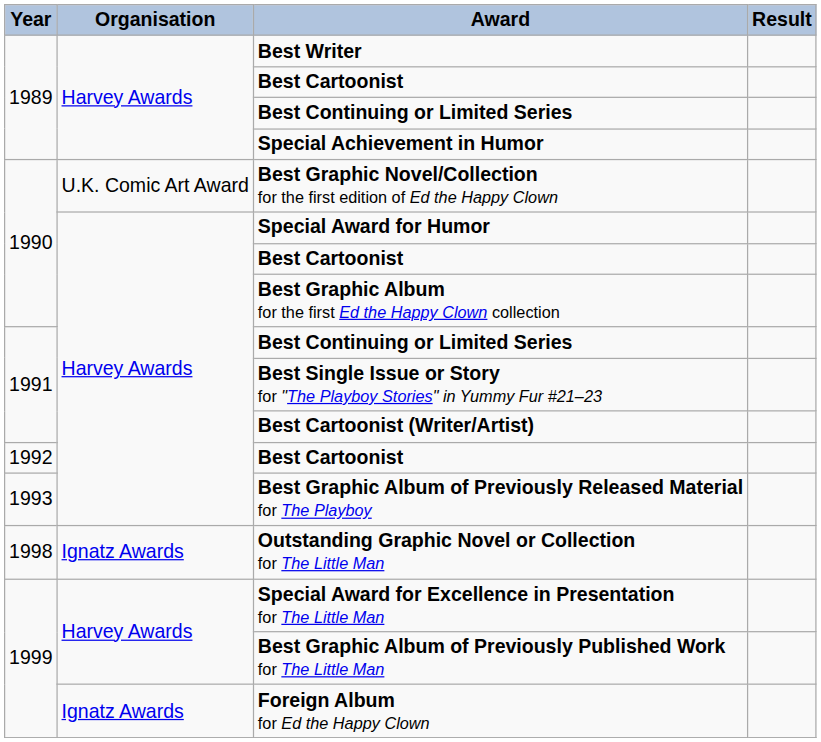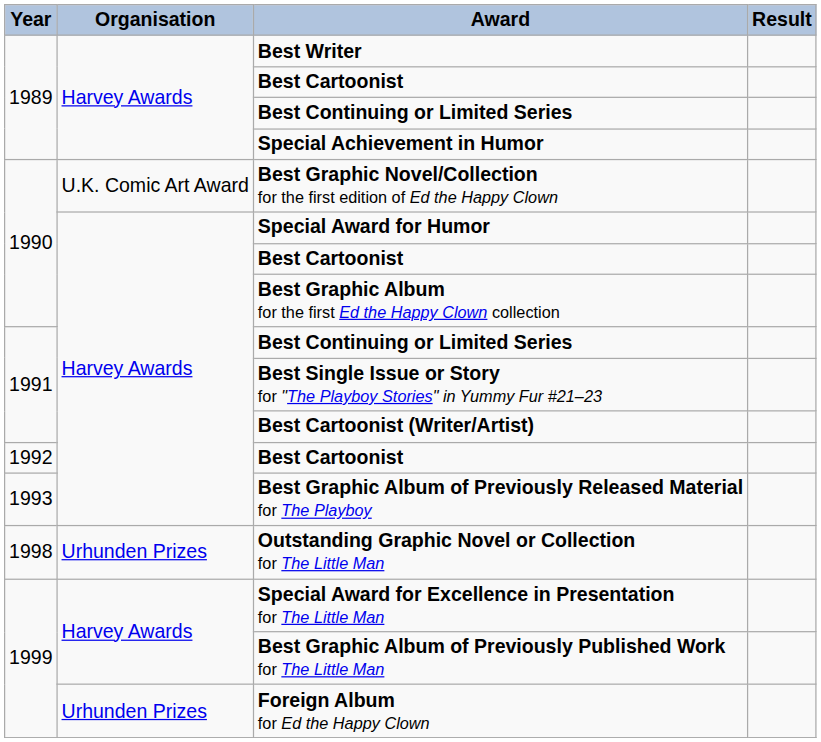(123, 552) Ignatz Awards -> (134, 552) Urhunden Prizes
(123, 710) Ignatz Awards -> (134, 710) Urhunden Prizes
